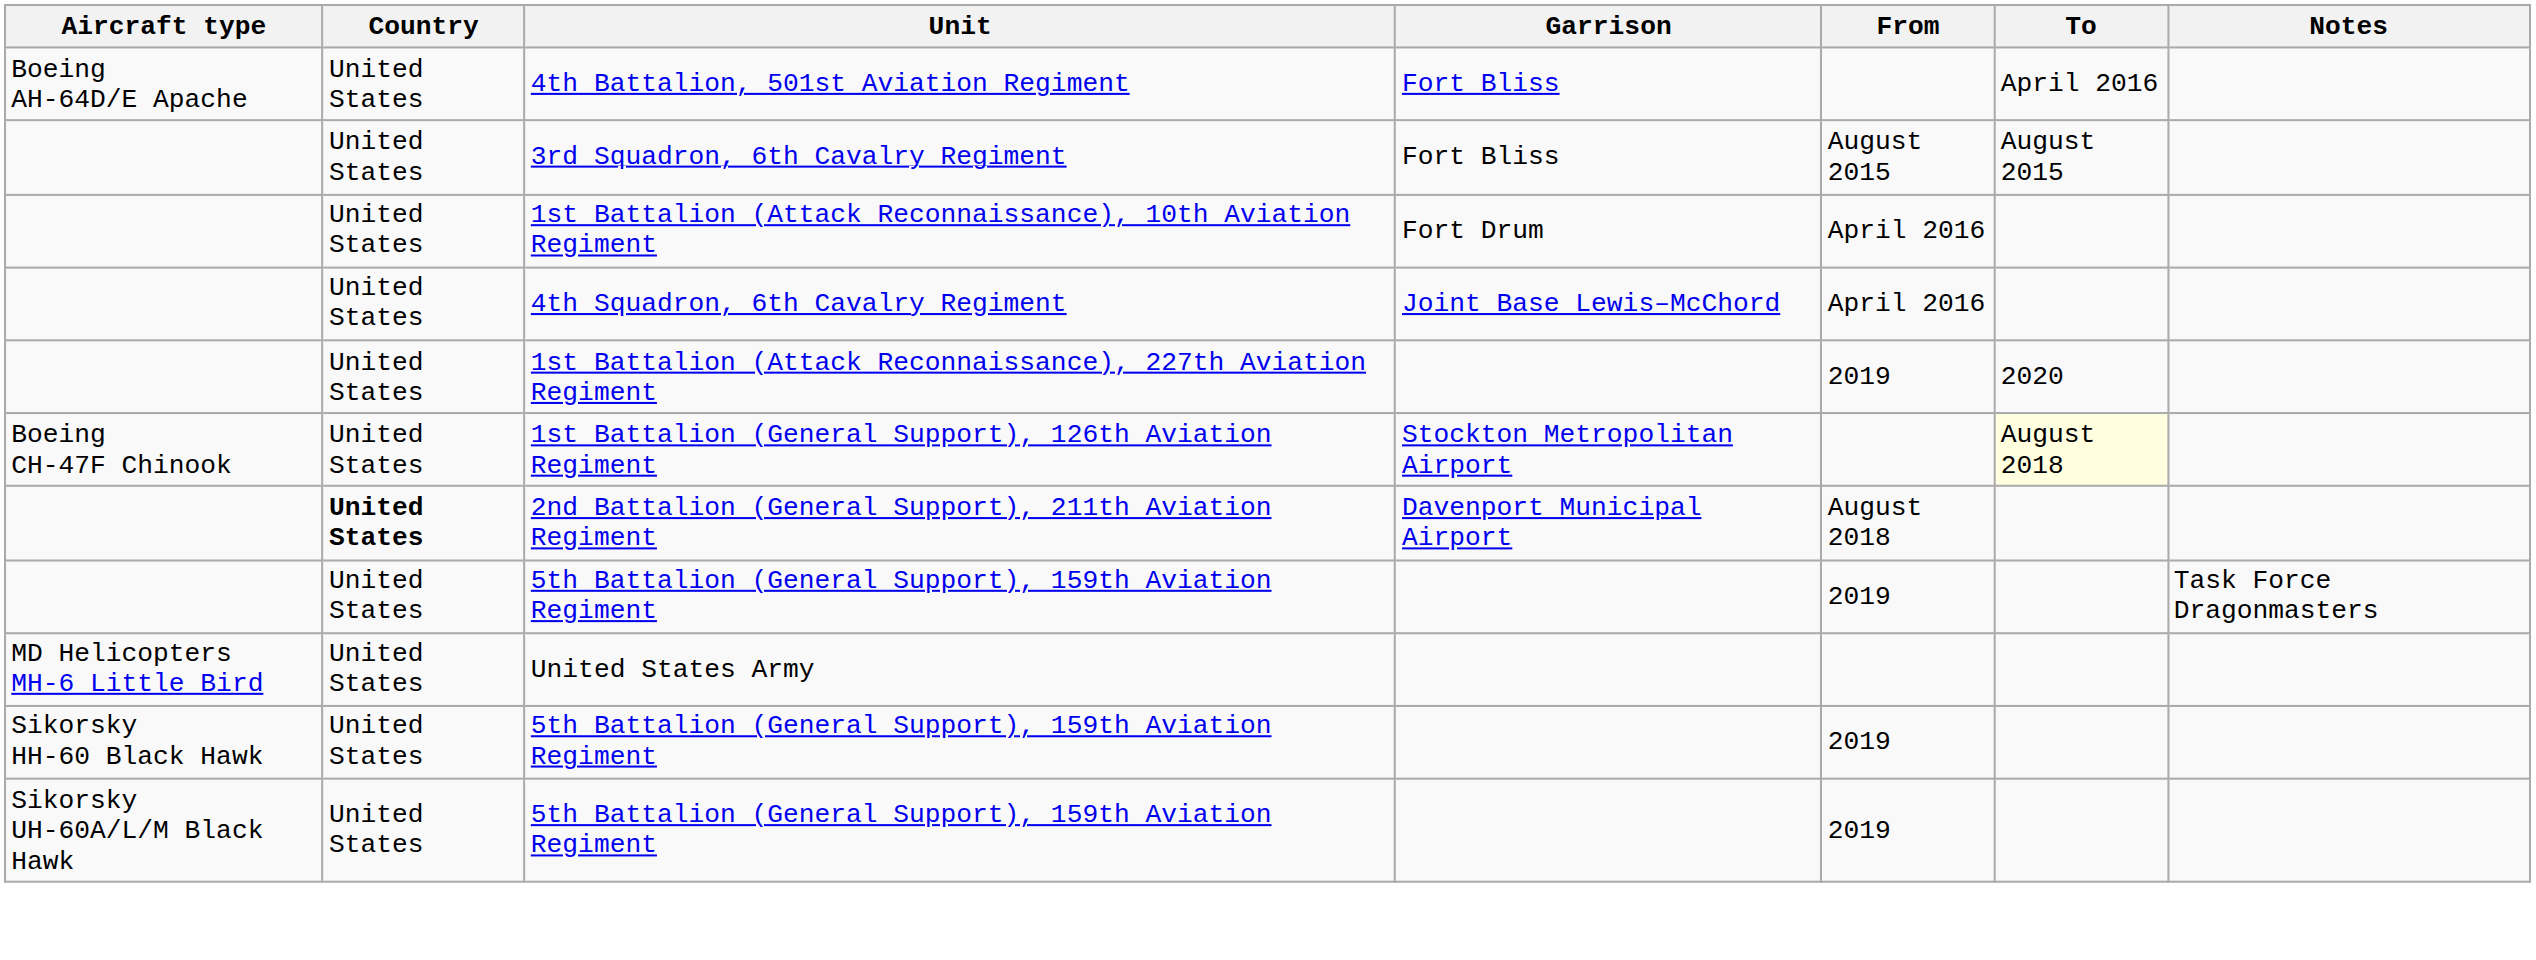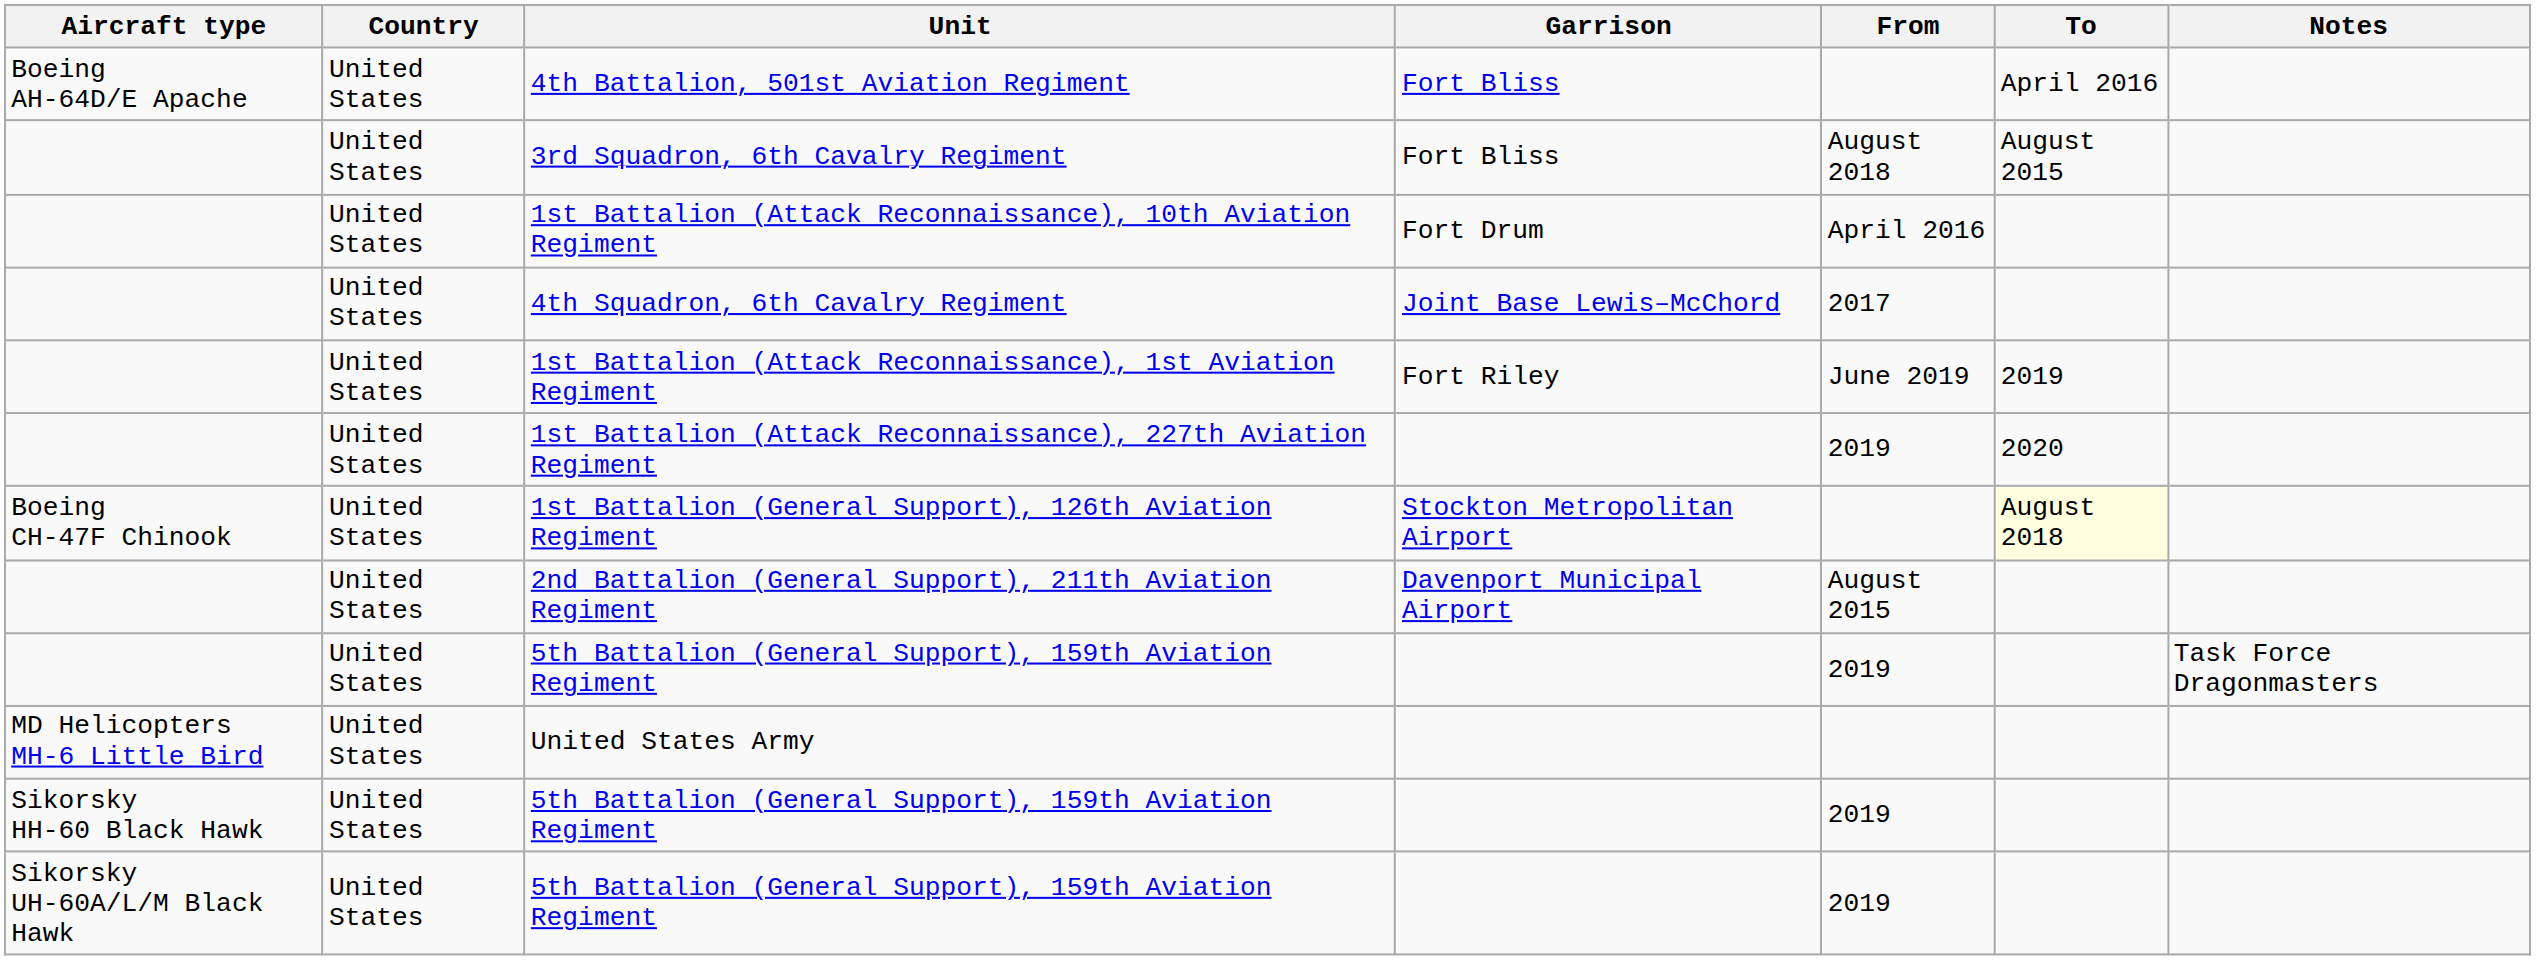(1875, 157) August 2015 -> (1875, 157) August 2018
(1907, 304) April 2016 -> (1859, 304) 2017
+ row: (164, 377)
(376, 523) bold -> (376, 596) normal
(1875, 523) August 2018 -> (1875, 596) August 2015
